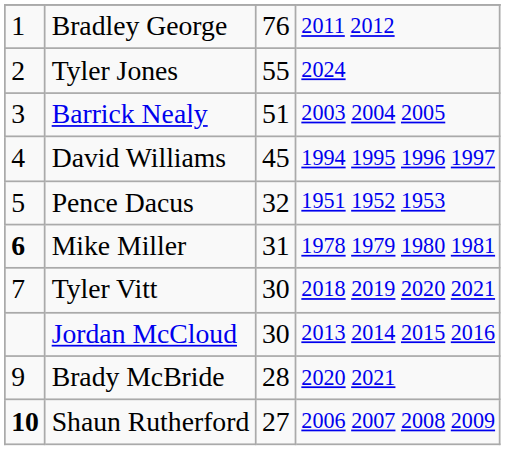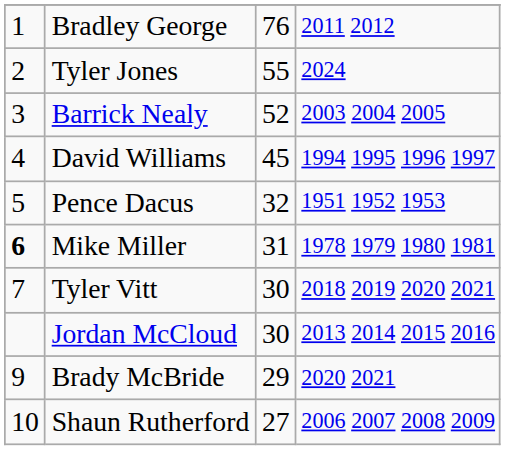(276, 114) 51 -> (276, 114) 52
(276, 377) 28 -> (276, 377) 29
(25, 421) bold -> (25, 421) normal
